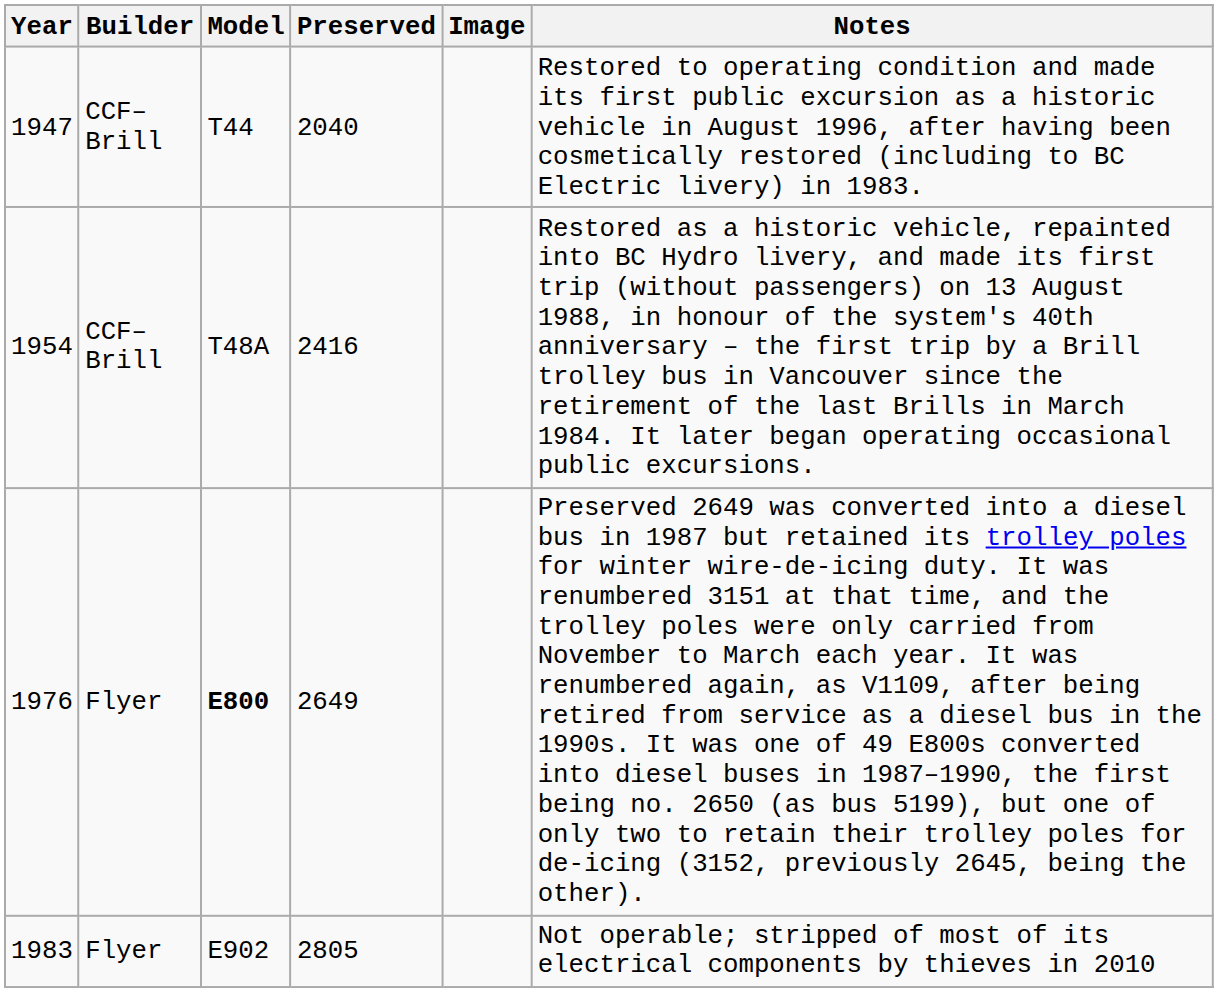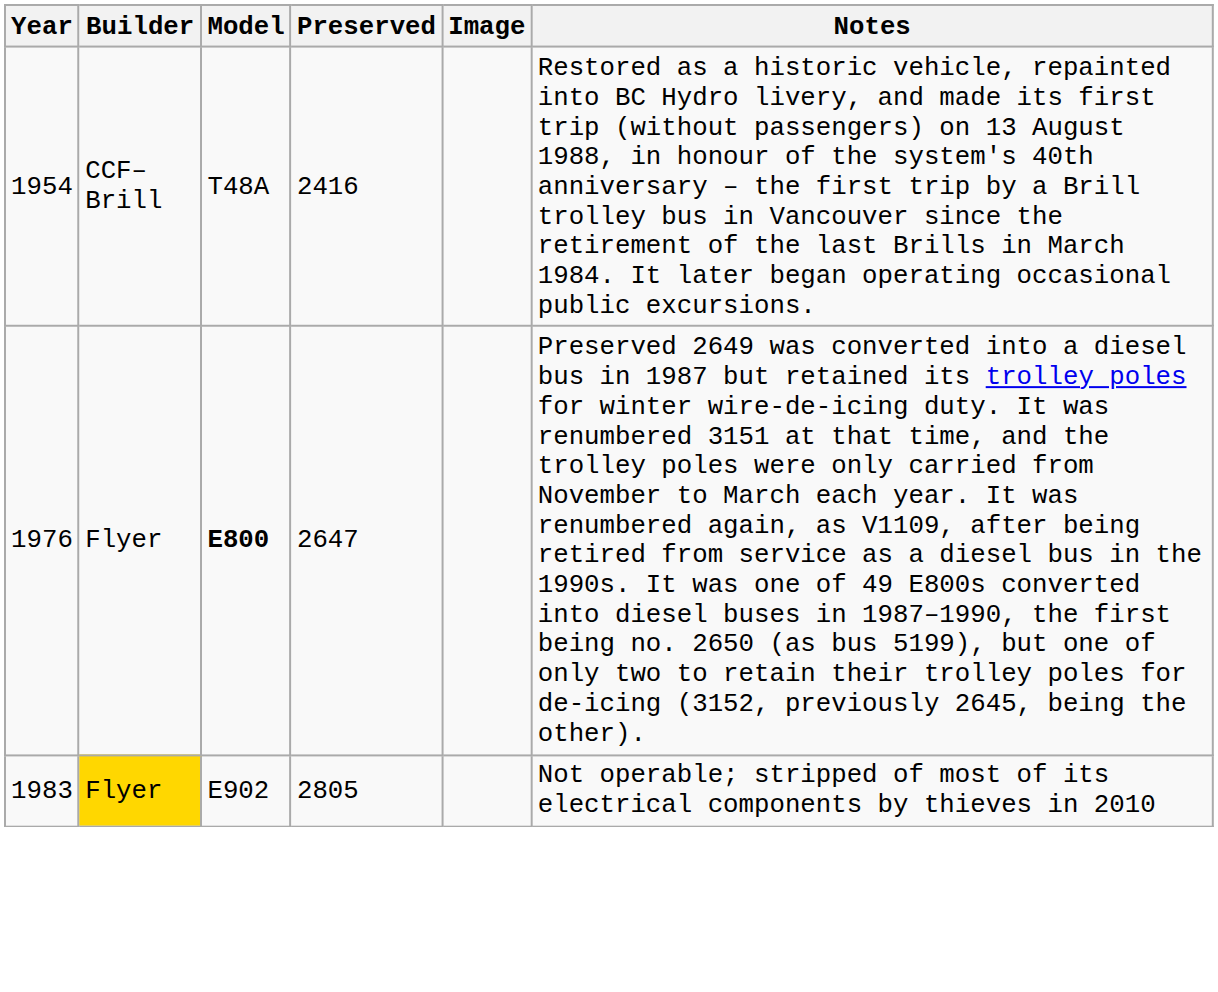- row: (42, 127)
(328, 701) 2649 -> (328, 541) 2647
(124, 951) no background -> (124, 790) gold background
